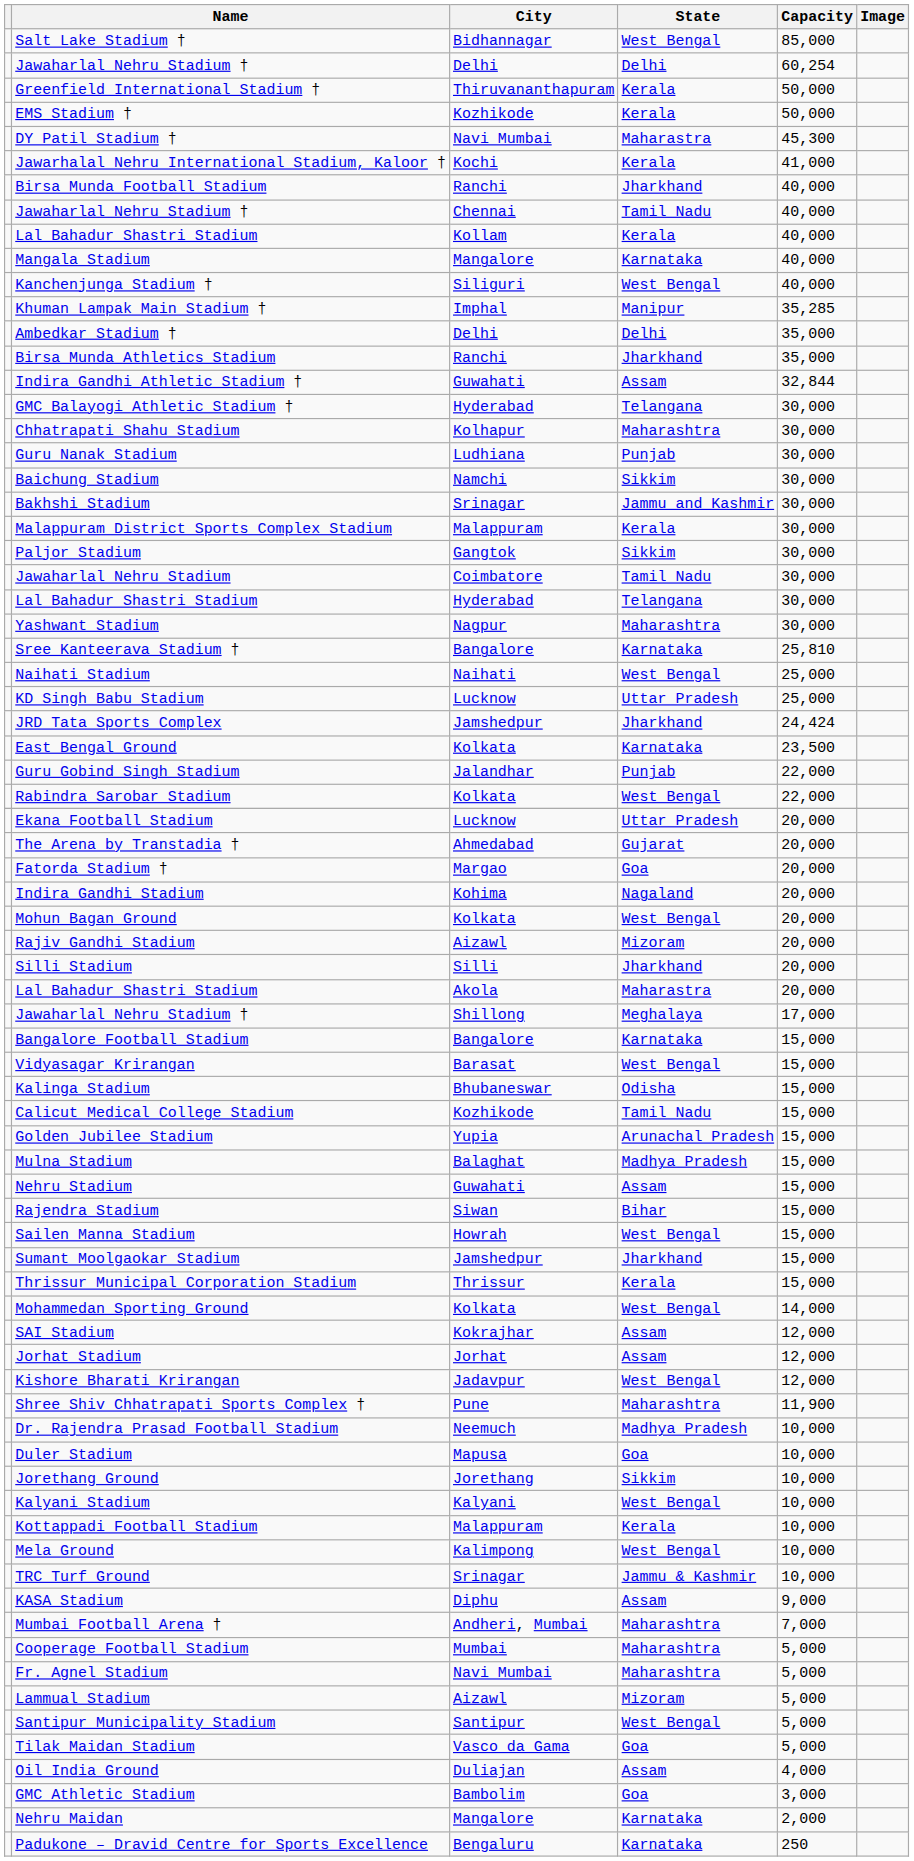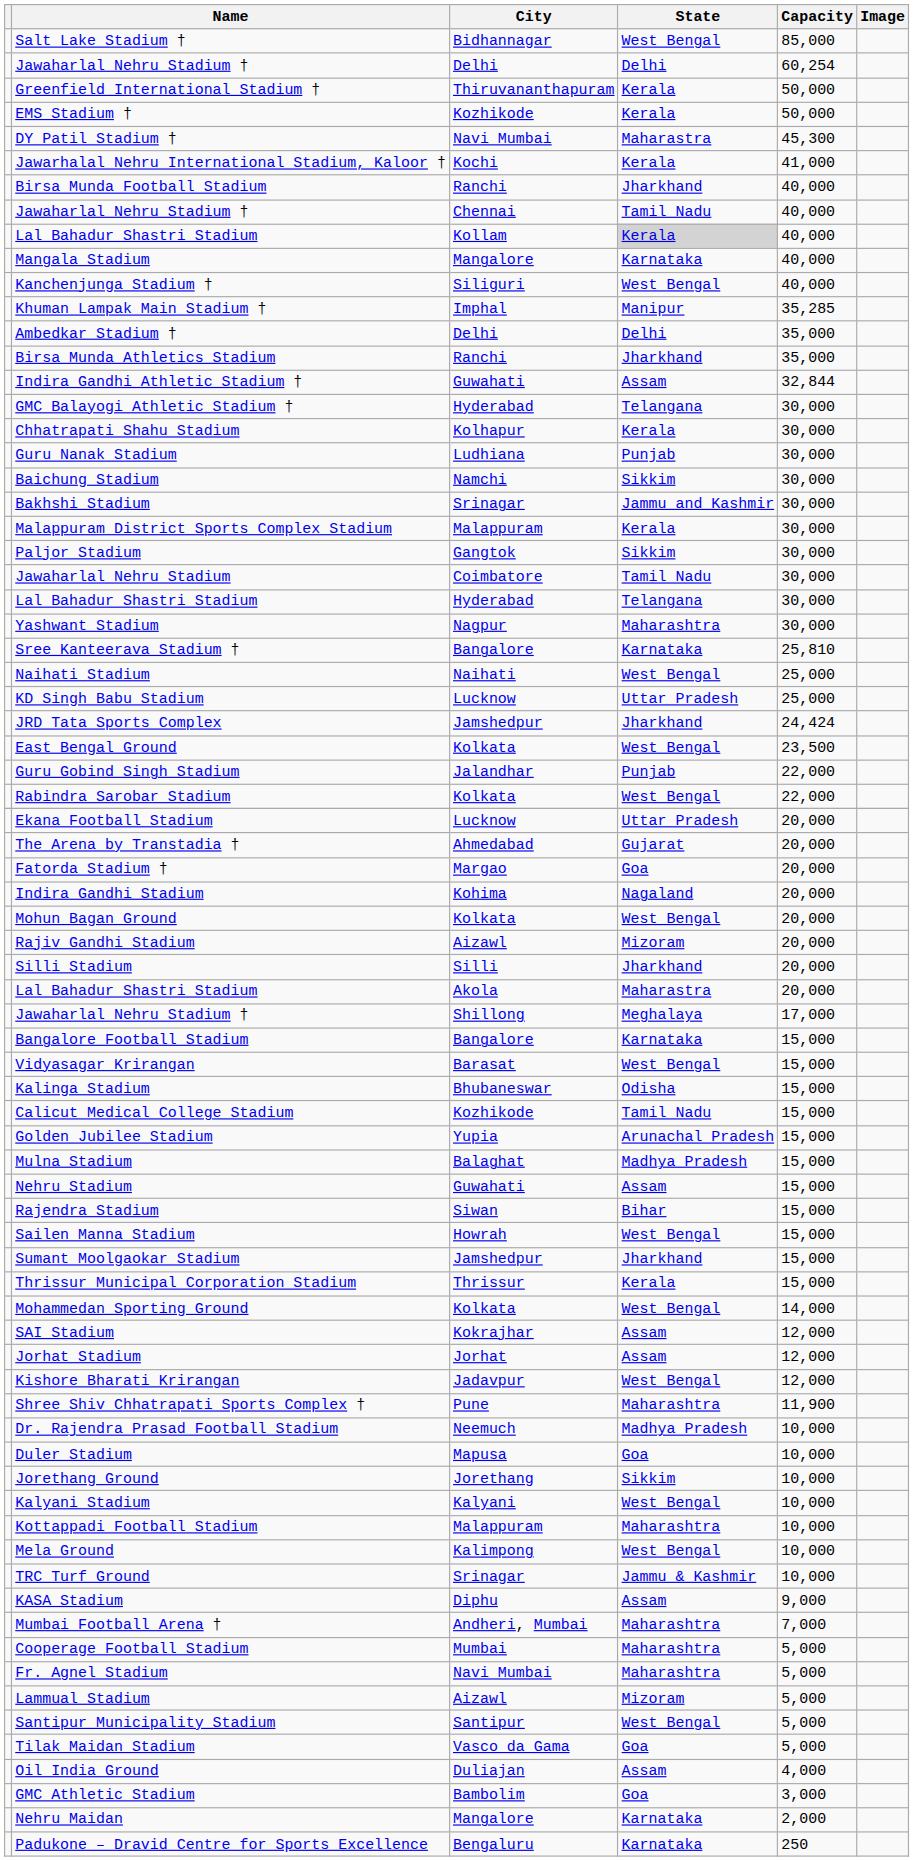(649, 236) no background -> (649, 236) lightgrey background
(671, 431) Maharashtra -> (649, 431) Kerala
(662, 748) Karnataka -> (671, 748) West Bengal
(649, 1527) Kerala -> (671, 1527) Maharashtra
